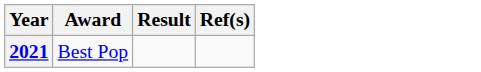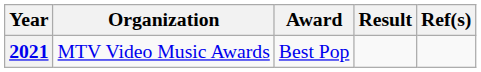+ column: (164, 20)
